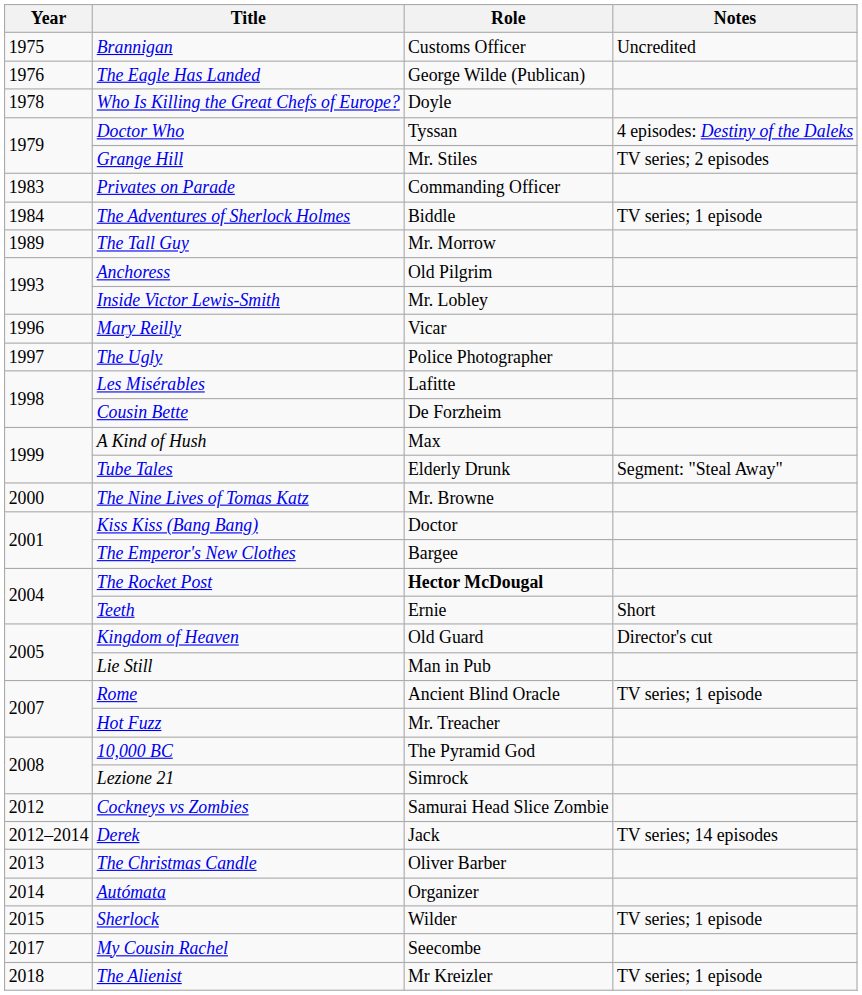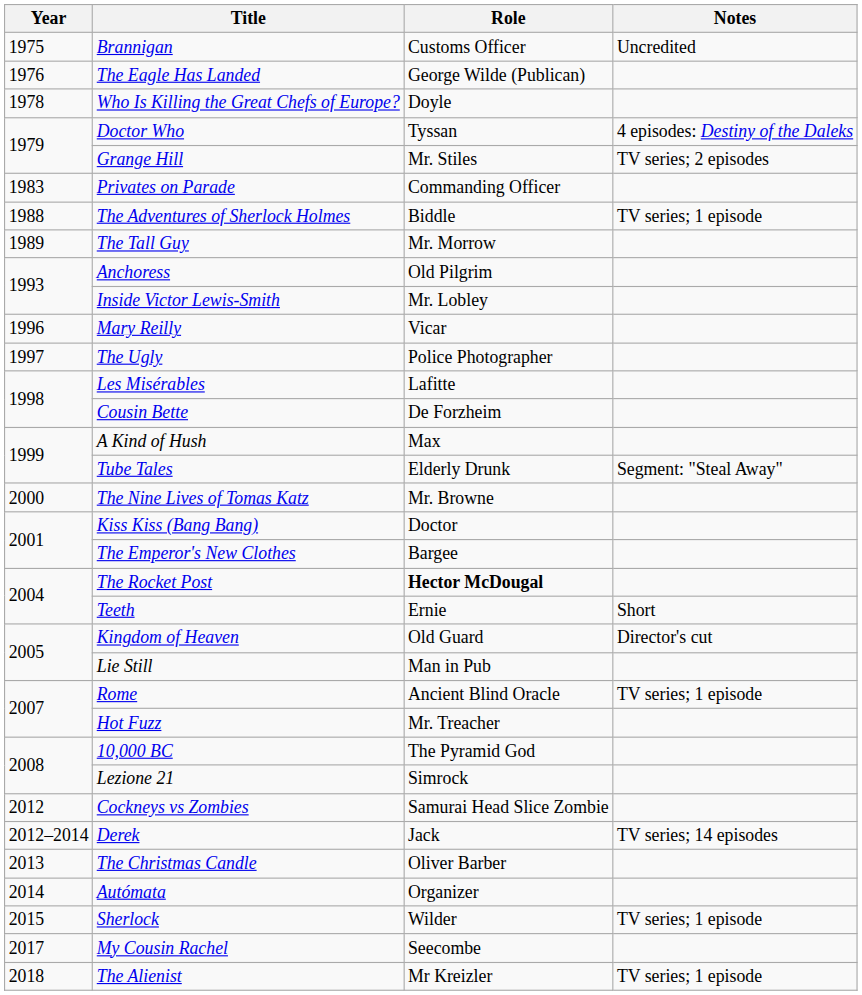(26, 215) 1984 -> (26, 215) 1988
